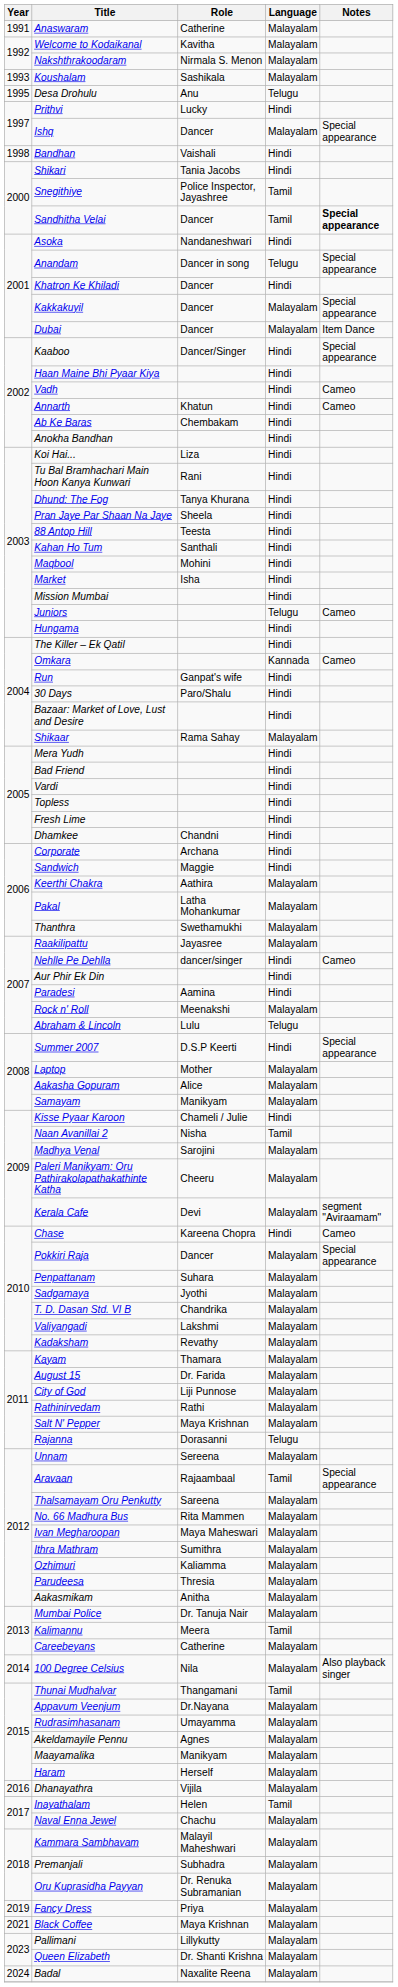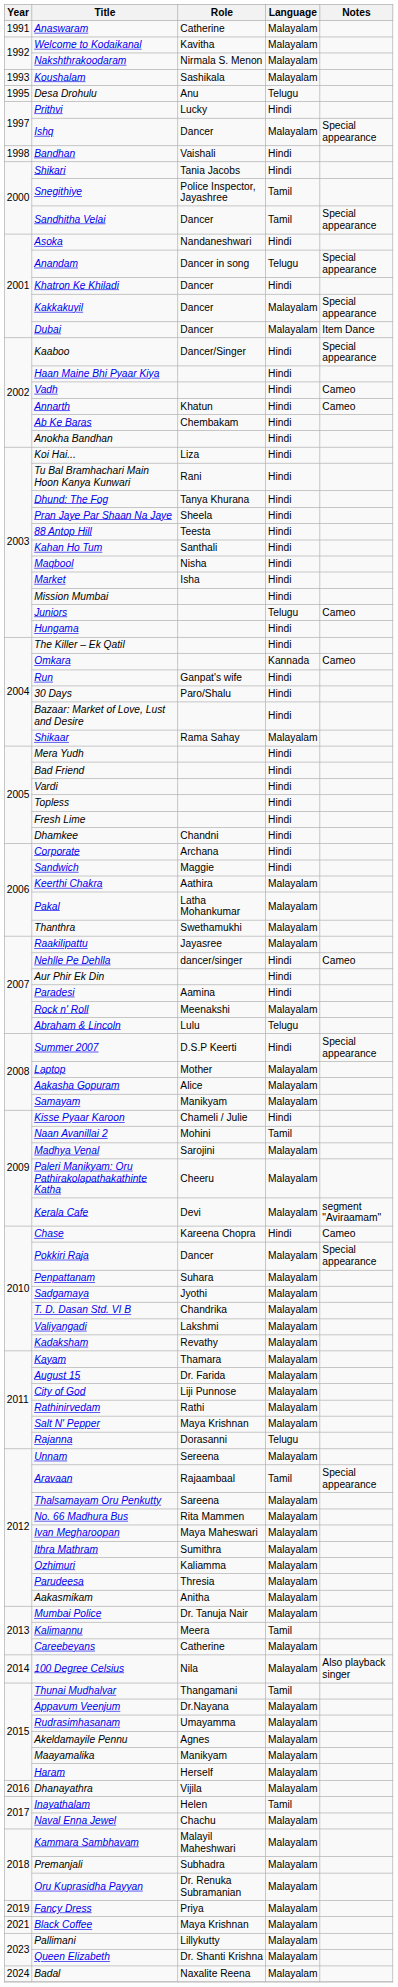(351, 220) bold -> (349, 220) normal
(195, 564) Mohini -> (193, 564) Nisha
(193, 1134) Nisha -> (195, 1134) Mohini
